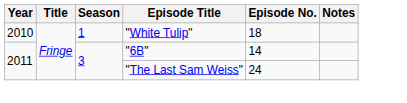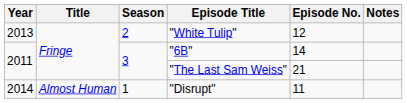(20, 32) 2010 -> (20, 32) 2013
(81, 32) 1 -> (125, 32) 2
(255, 32) 18 -> (299, 32) 12
(255, 70) 24 -> (299, 70) 21
+ row: (193, 88)
